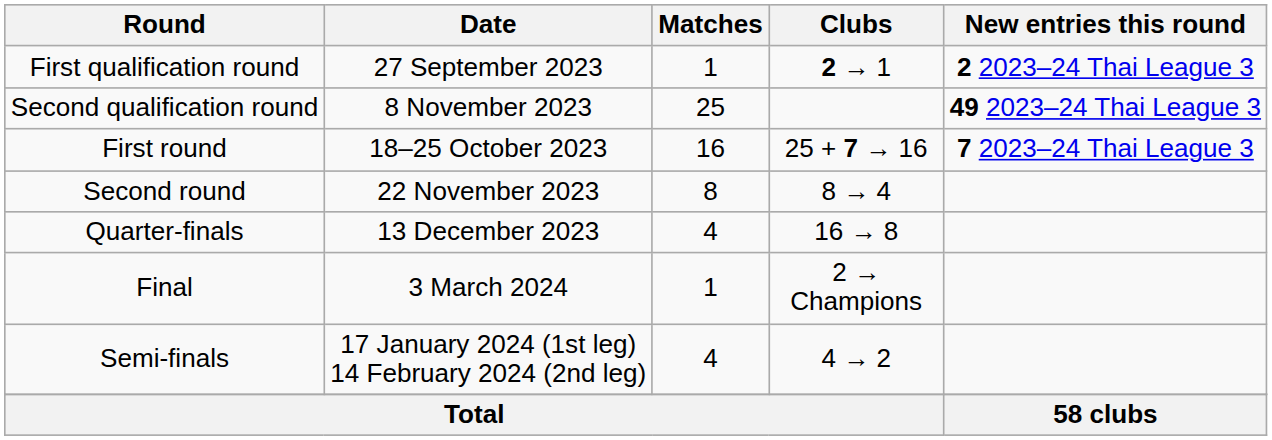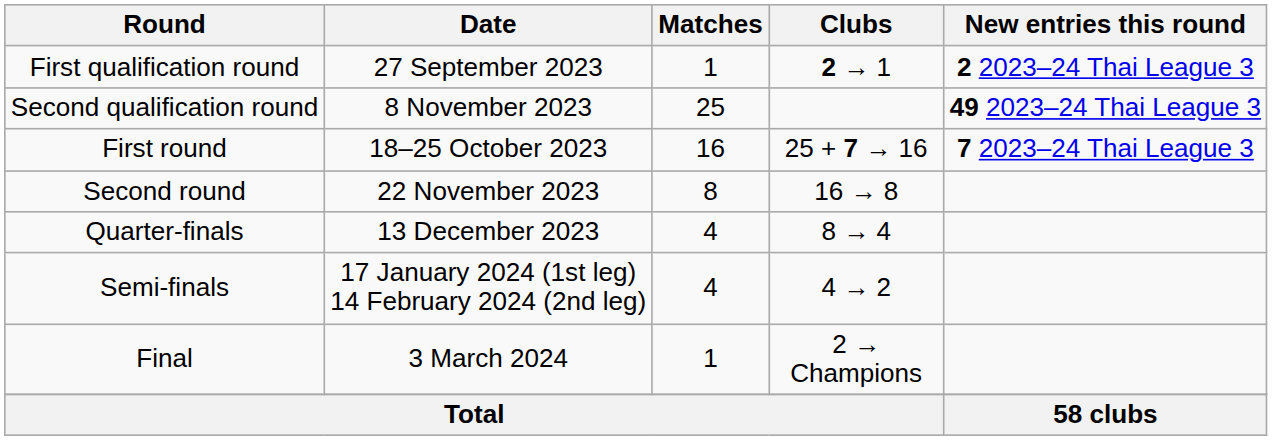(856, 190) 8 → 4 -> (856, 190) 16 → 8
(856, 231) 16 → 8 -> (856, 231) 8 → 4
rows swapped: (165, 358) <-> (165, 288)
